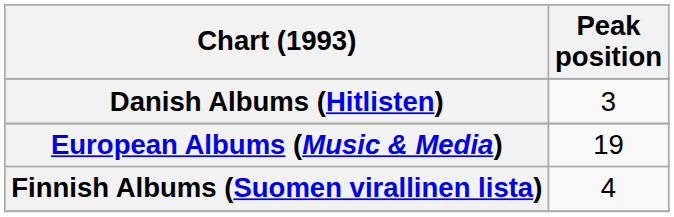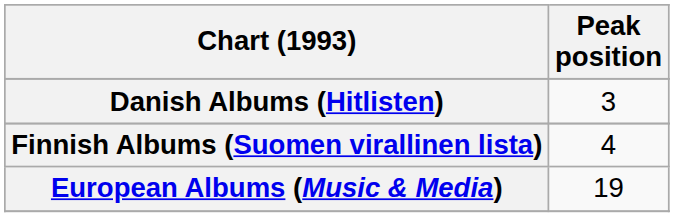rows swapped: (277, 144) <-> (277, 188)
